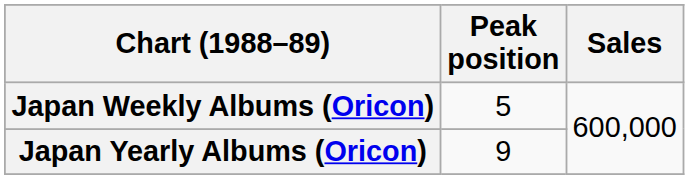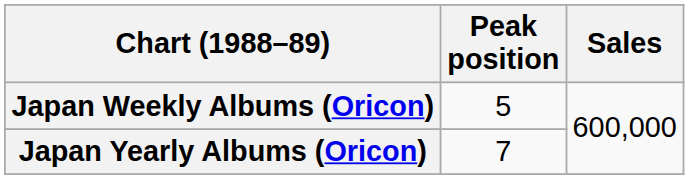(503, 151) 9 -> (503, 151) 7
